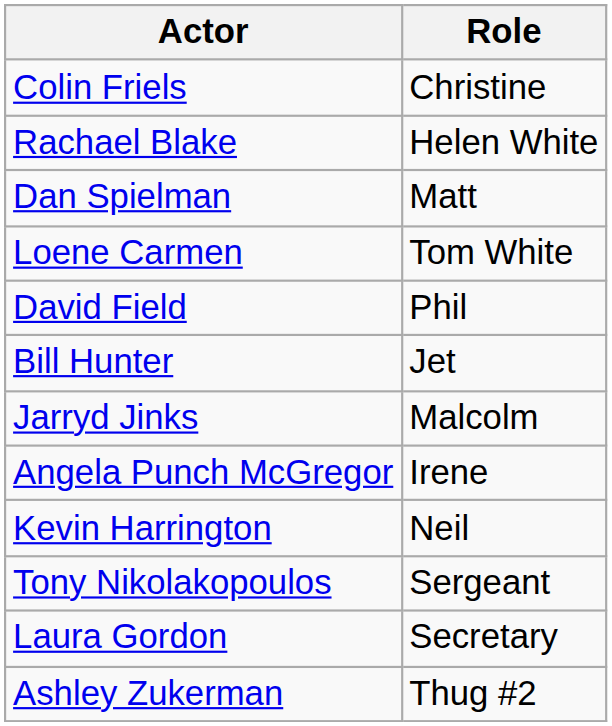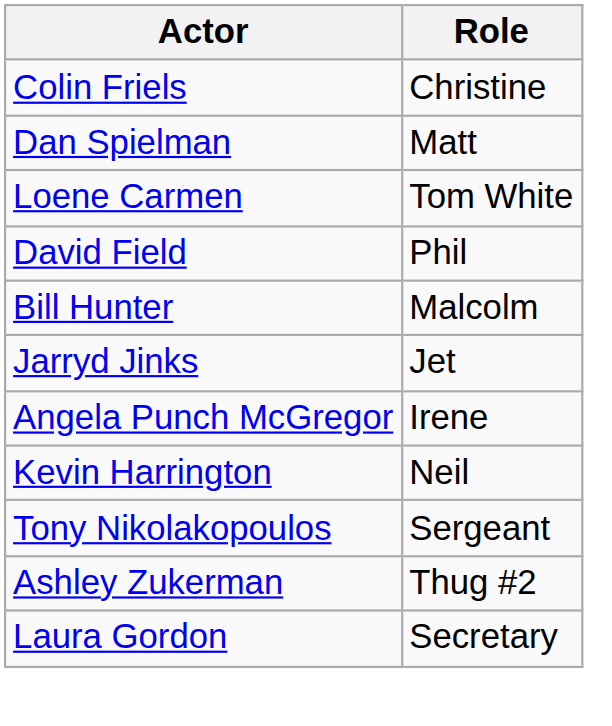- row: (125, 142)
(432, 362) Jet -> (474, 307) Malcolm
(474, 417) Malcolm -> (432, 362) Jet
rows swapped: (148, 692) <-> (120, 637)
